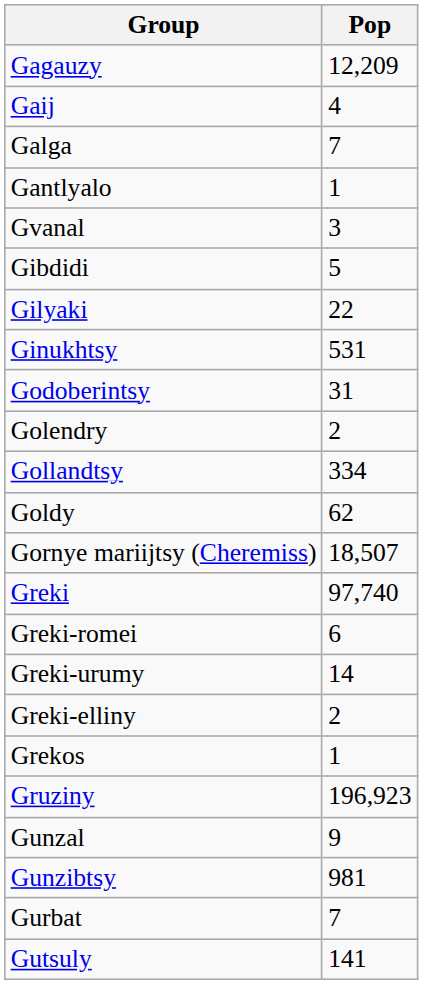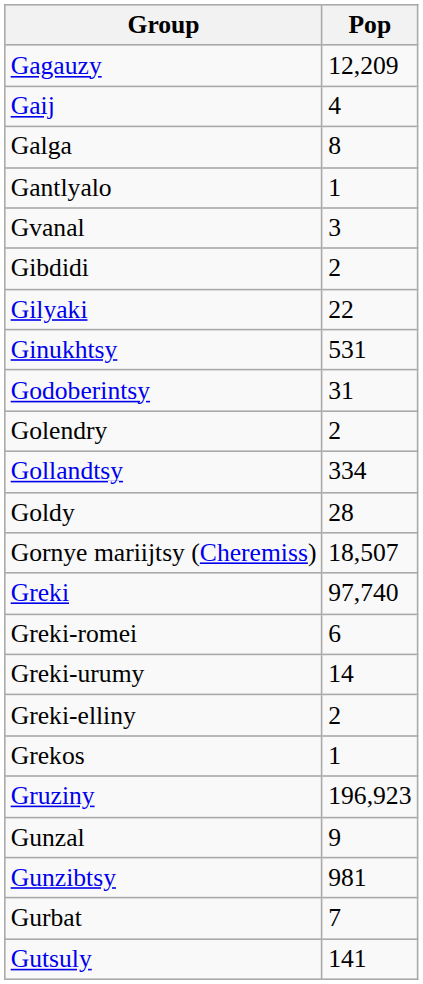(335, 146) 7 -> (335, 146) 8
(335, 268) 5 -> (335, 268) 2
(341, 512) 62 -> (341, 512) 28
